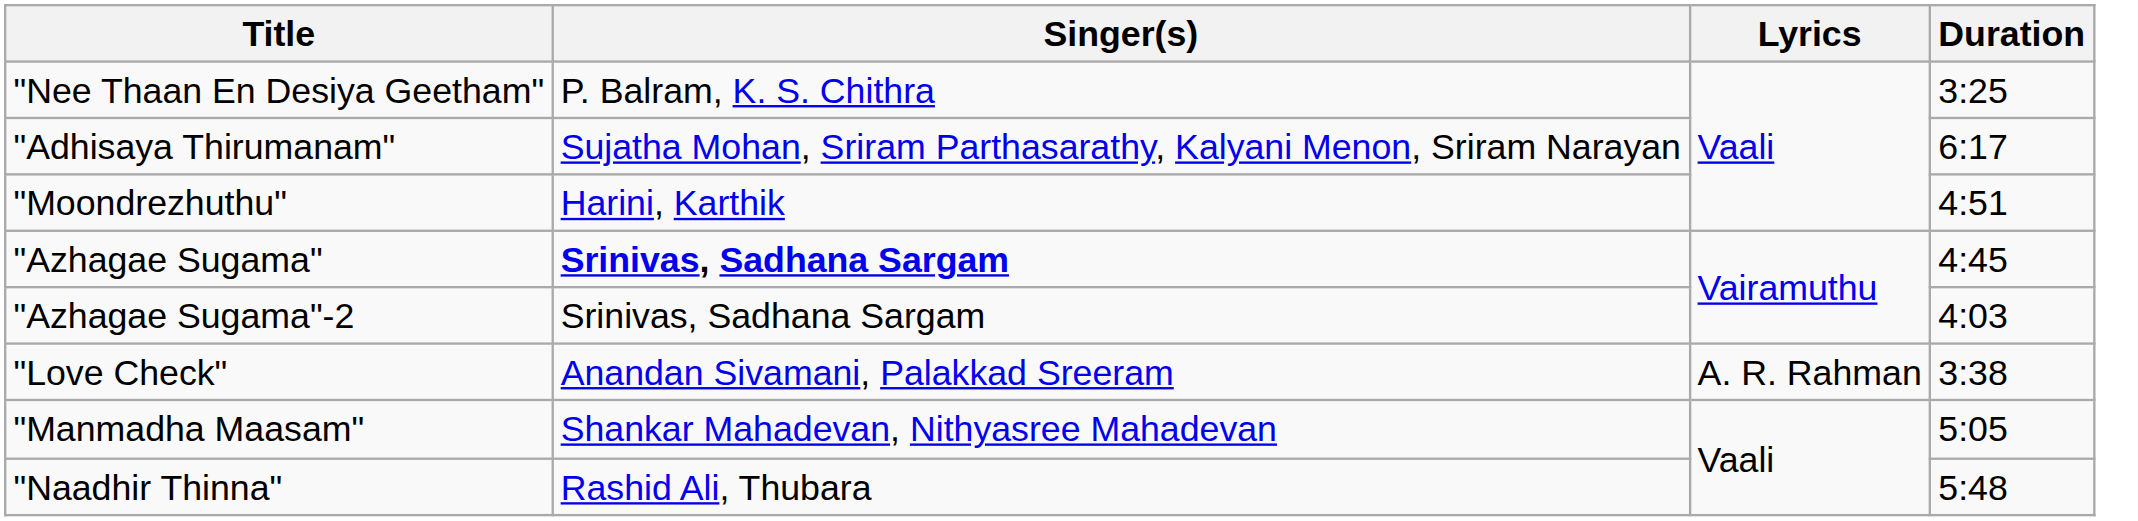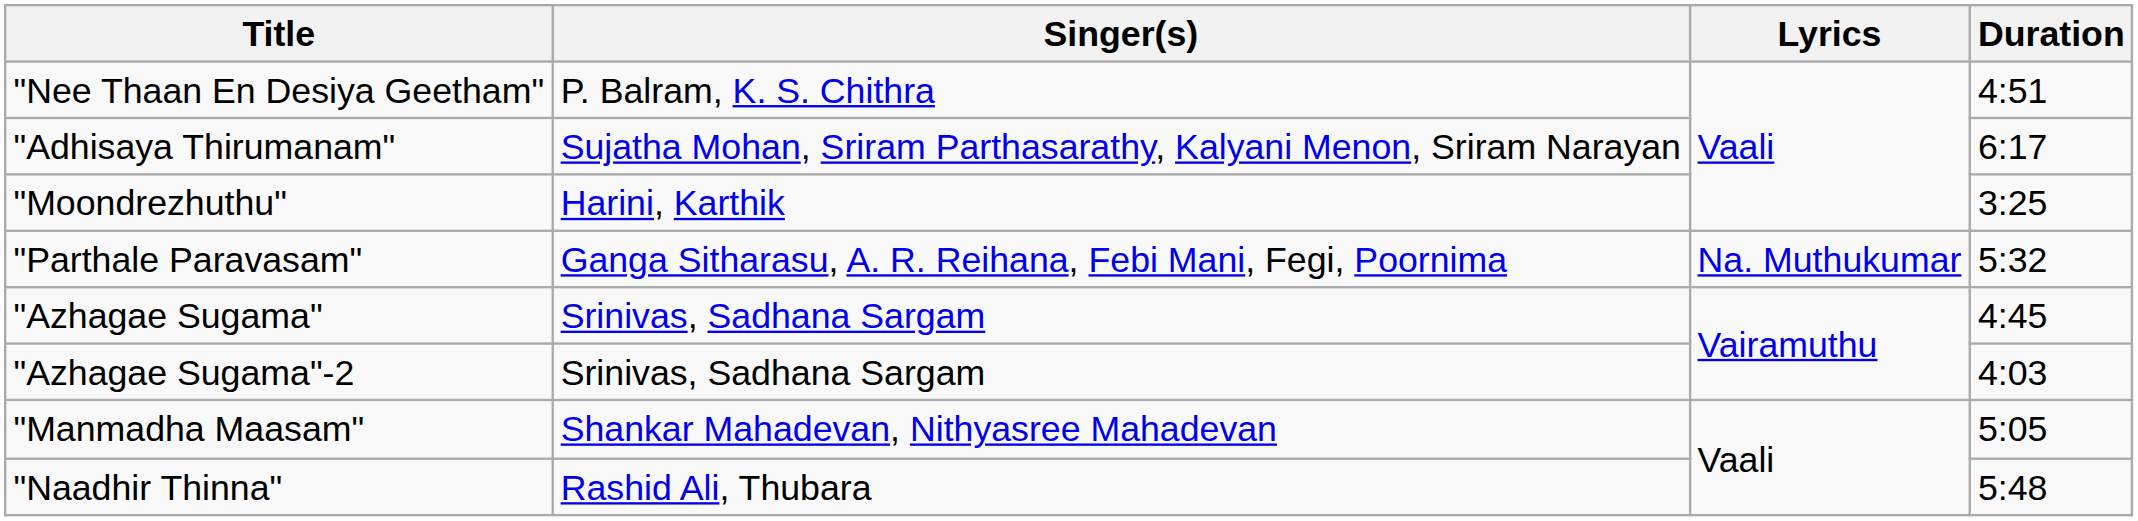(1973, 90) 3:25 -> (2013, 90) 4:51
(1973, 203) 4:51 -> (2013, 203) 3:25
+ row: (188, 260)
(785, 260) bold -> (773, 316) normal
- row: (120, 373)
